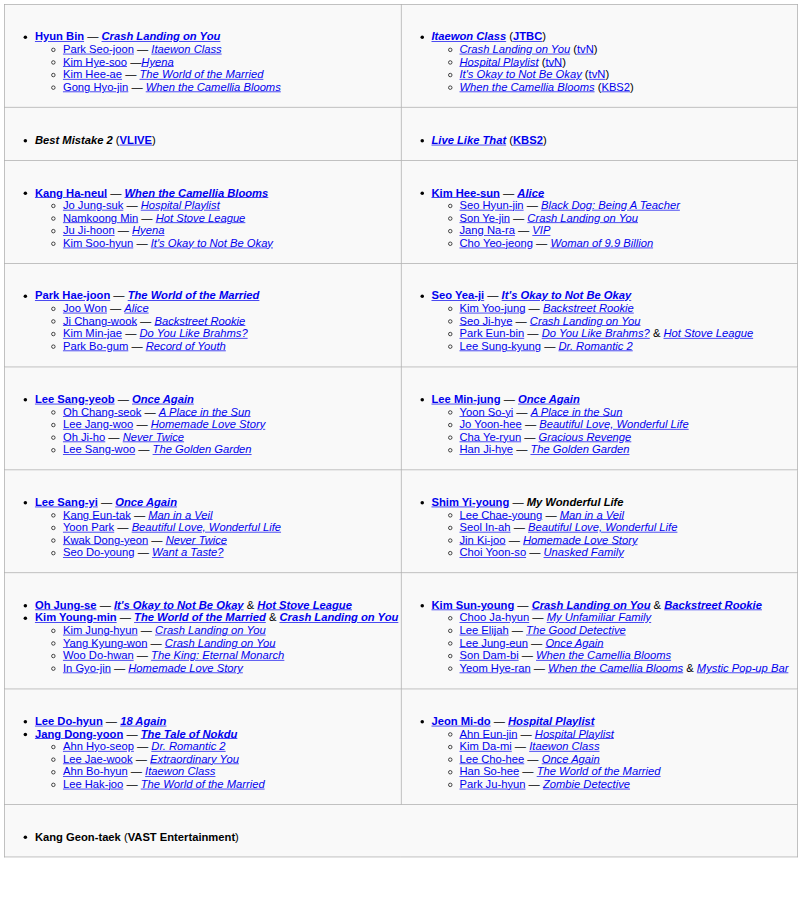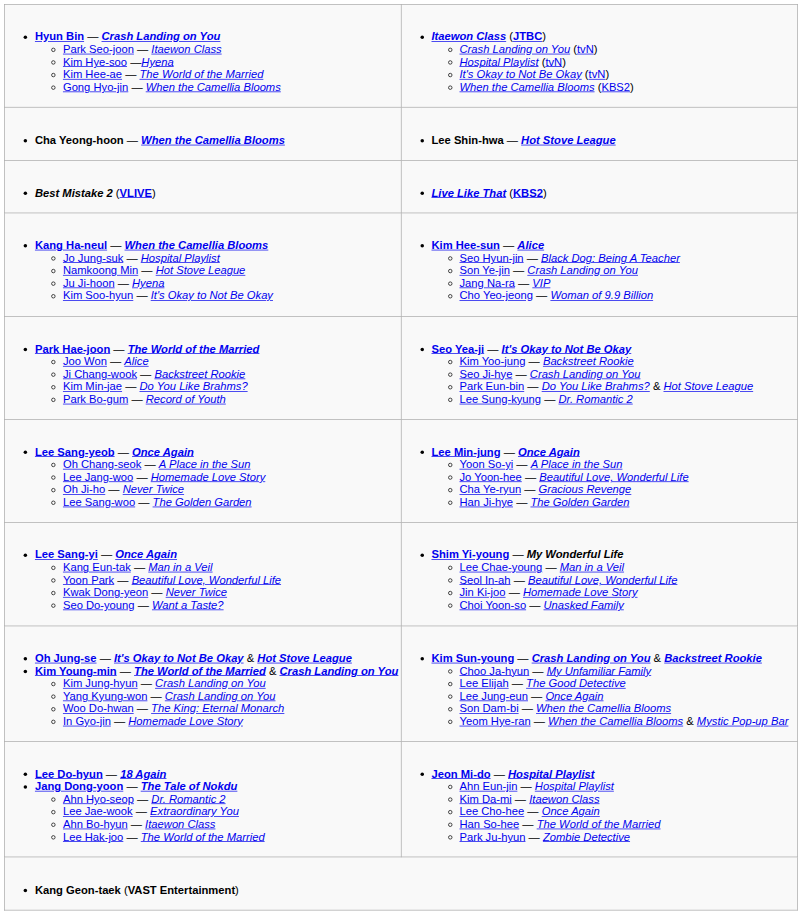+ row: (203, 140)
